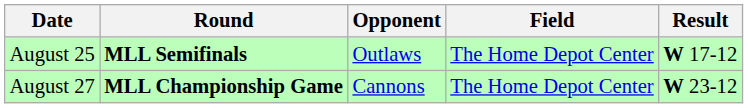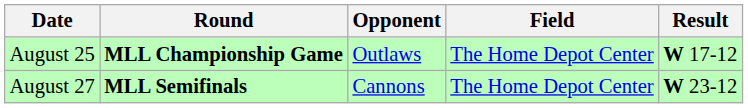(176, 53) MLL Semifinals -> (224, 53) MLL Championship Game
(224, 86) MLL Championship Game -> (176, 86) MLL Semifinals
